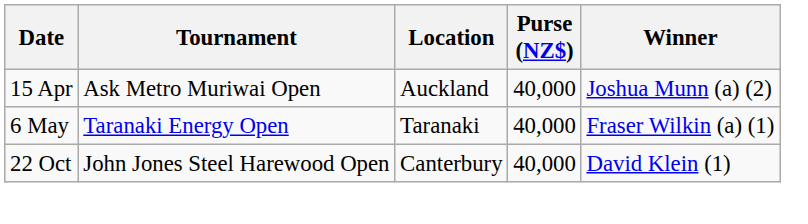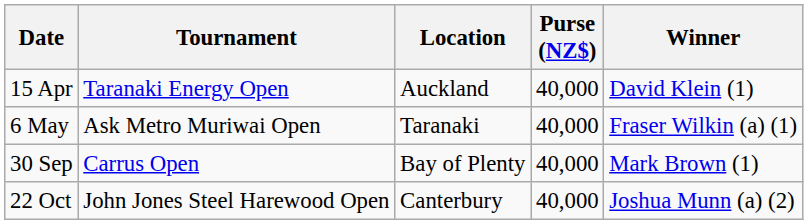(202, 88) Ask Metro Muriwai Open -> (186, 88) Taranaki Energy Open
(679, 88) Joshua Munn (a) (2) -> (681, 88) David Klein (1)
(186, 125) Taranaki Energy Open -> (202, 125) Ask Metro Muriwai Open
+ row: (41, 163)
(659, 163) David Klein (1) -> (702, 200) Joshua Munn (a) (2)
